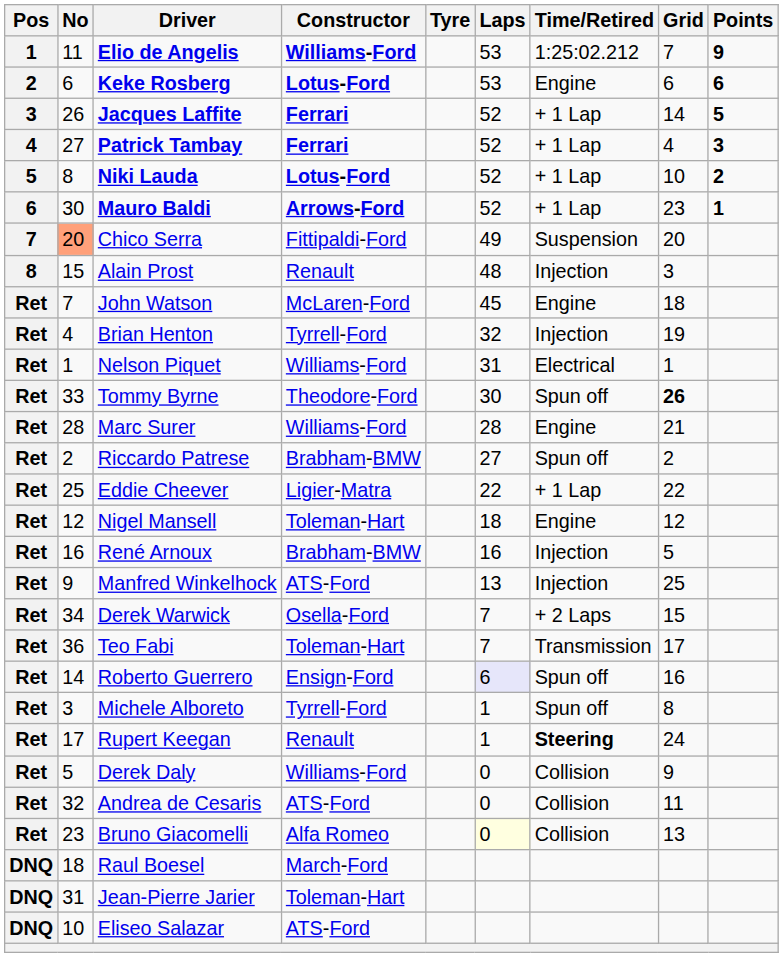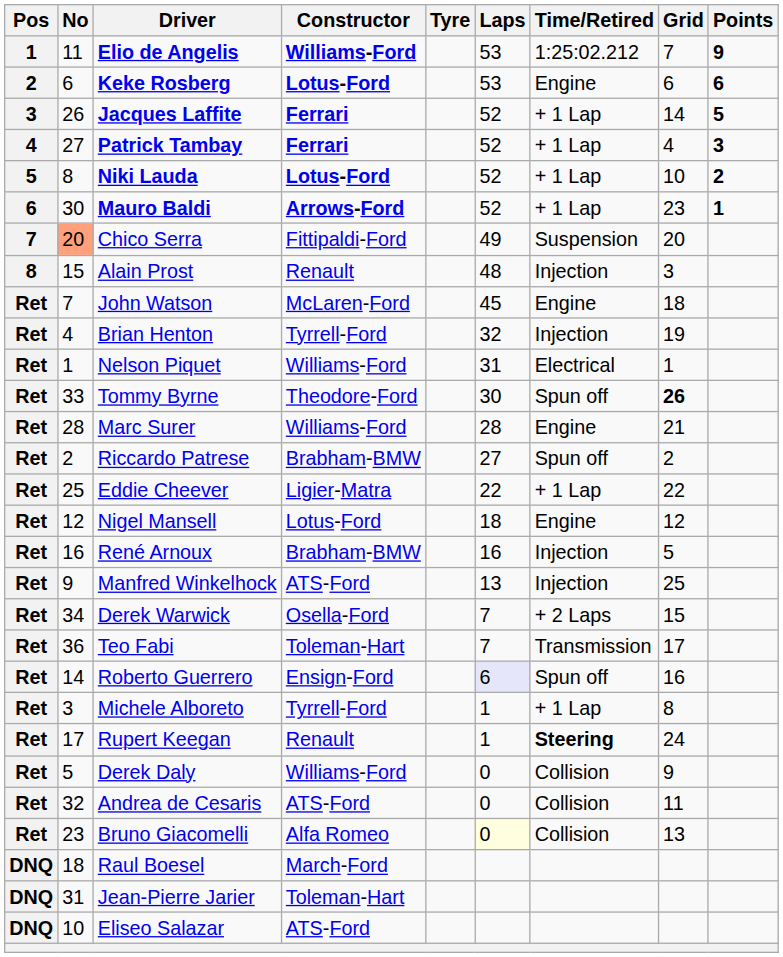(345, 521) Toleman-Hart -> (334, 521) Lotus-Ford
(571, 709) Spun off -> (568, 709) + 1 Lap
